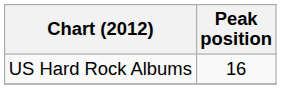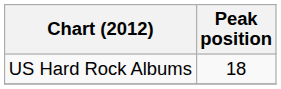(236, 68) 16 -> (236, 68) 18
